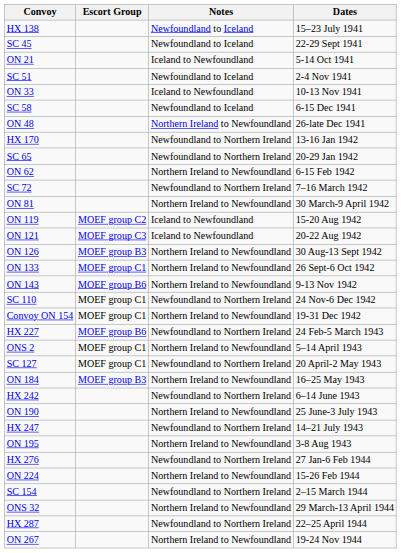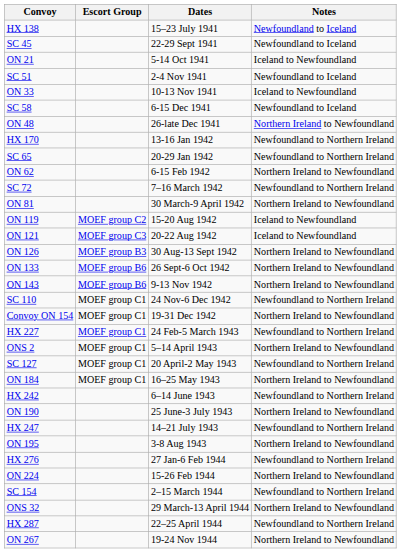columns swapped: (345, 12) <-> (221, 12)
(112, 268) MOEF group C1 -> (112, 268) MOEF group B6
(112, 332) MOEF group B6 -> (112, 332) MOEF group C1
(112, 380) MOEF group B3 -> (112, 380) MOEF group C1
